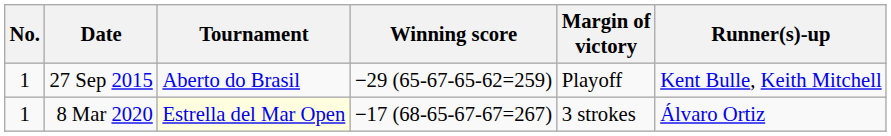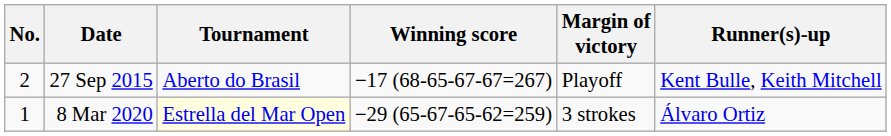(25, 80) 1 -> (25, 80) 2
(454, 80) −29 (65-67-65-62=259) -> (454, 80) −17 (68-65-67-67=267)
(454, 114) −17 (68-65-67-67=267) -> (454, 114) −29 (65-67-65-62=259)
